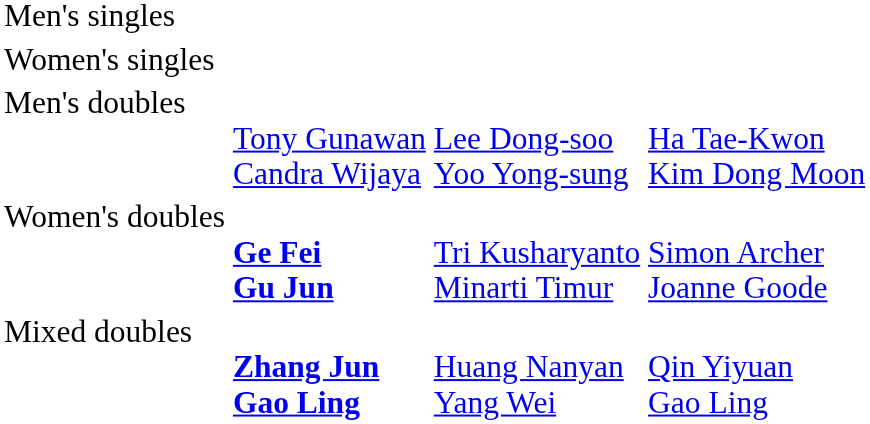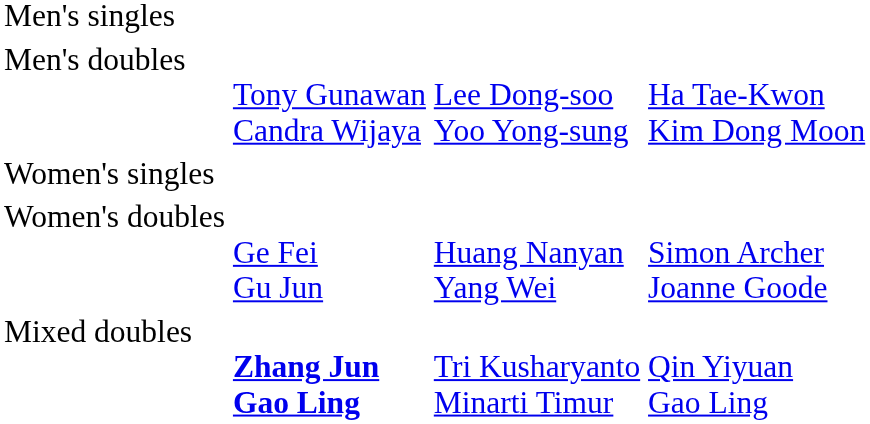rows swapped: (109, 59) <-> (95, 102)
(283, 270) bold -> (278, 270) normal
(537, 270) Tri Kusharyanto Minarti Timur -> (529, 270) Huang Nanyan Yang Wei
(529, 384) Huang Nanyan Yang Wei -> (537, 384) Tri Kusharyanto Minarti Timur
